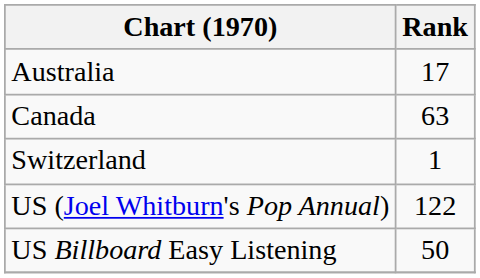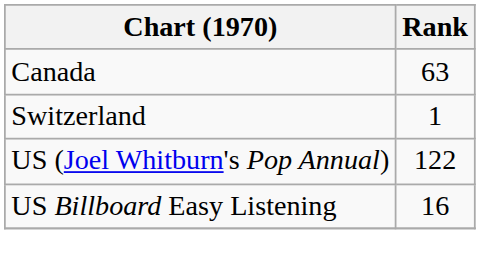- row: (63, 71)
(435, 250) 50 -> (435, 205) 16
